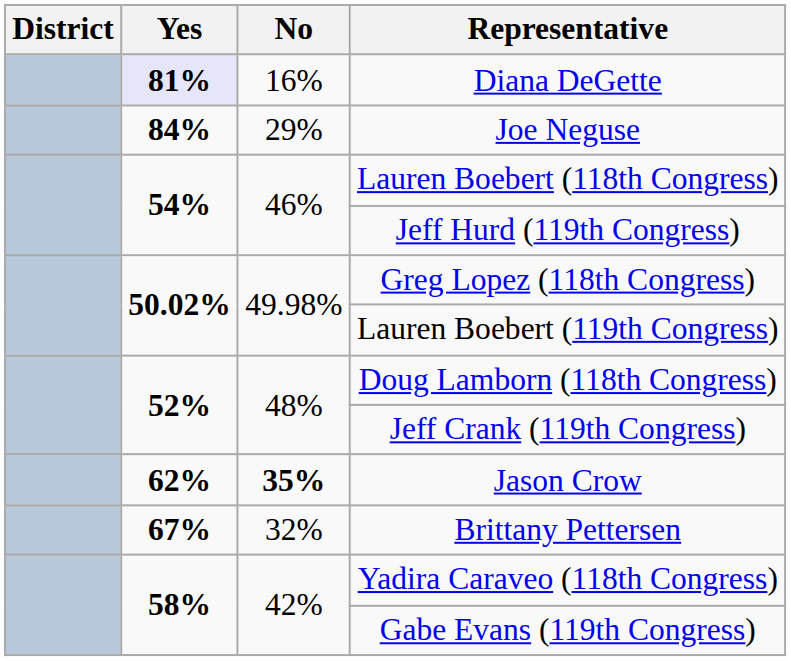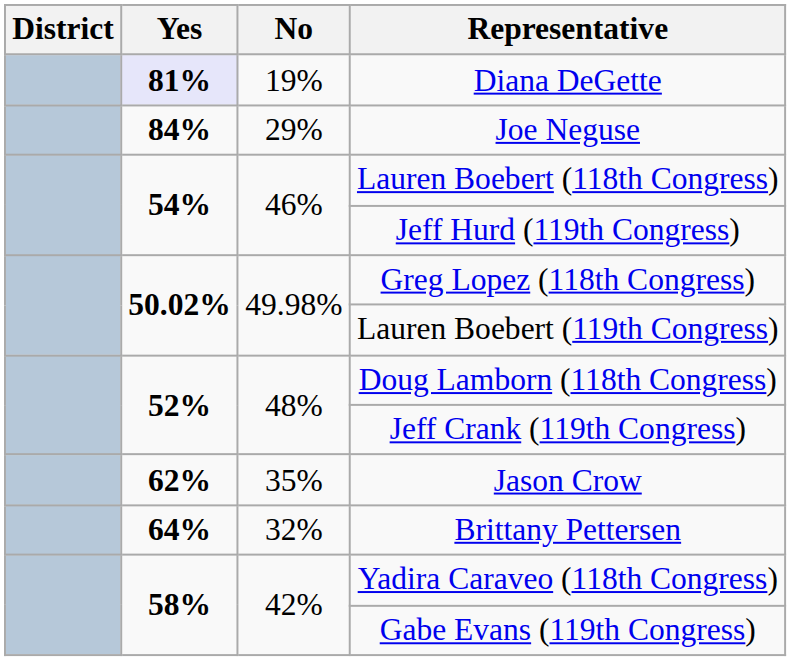(294, 79) 16% -> (294, 79) 19%
(294, 479) bold -> (294, 479) normal
(180, 529) 67% -> (180, 529) 64%
